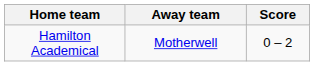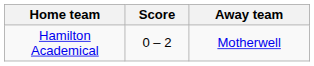columns swapped: (278, 14) <-> (186, 14)
